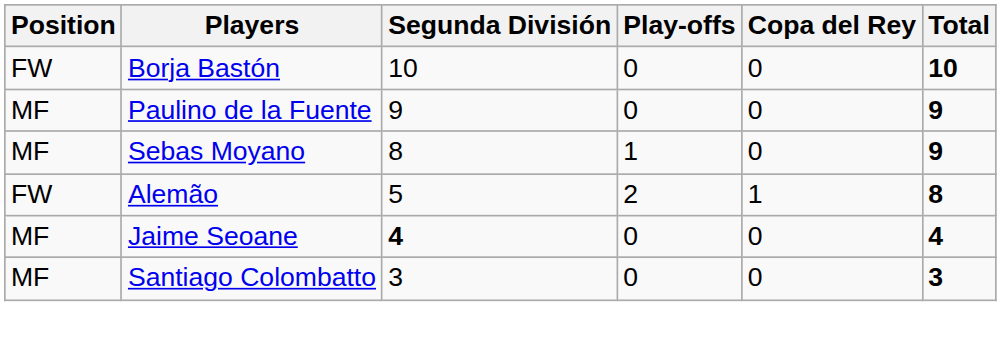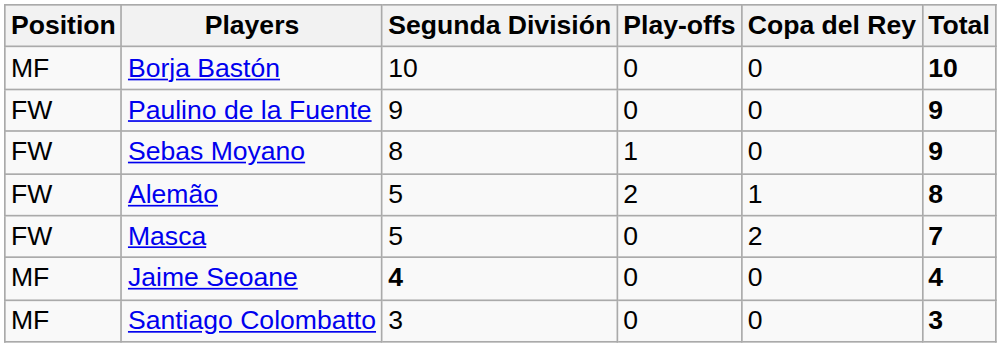(32, 67) FW -> (30, 67) MF
(30, 109) MF -> (32, 109) FW
(30, 151) MF -> (32, 151) FW
+ row: (167, 236)
